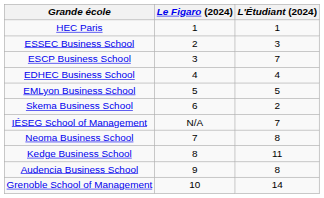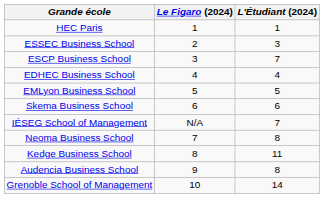(277, 106) 2 -> (277, 106) 6
